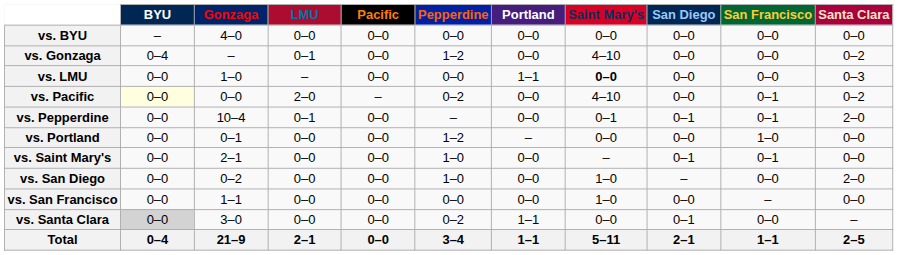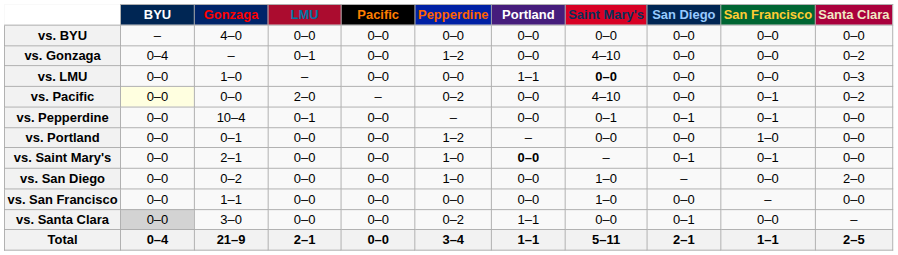(854, 117) 2–0 -> (854, 117) 0–0
(528, 158) normal -> (528, 158) bold
